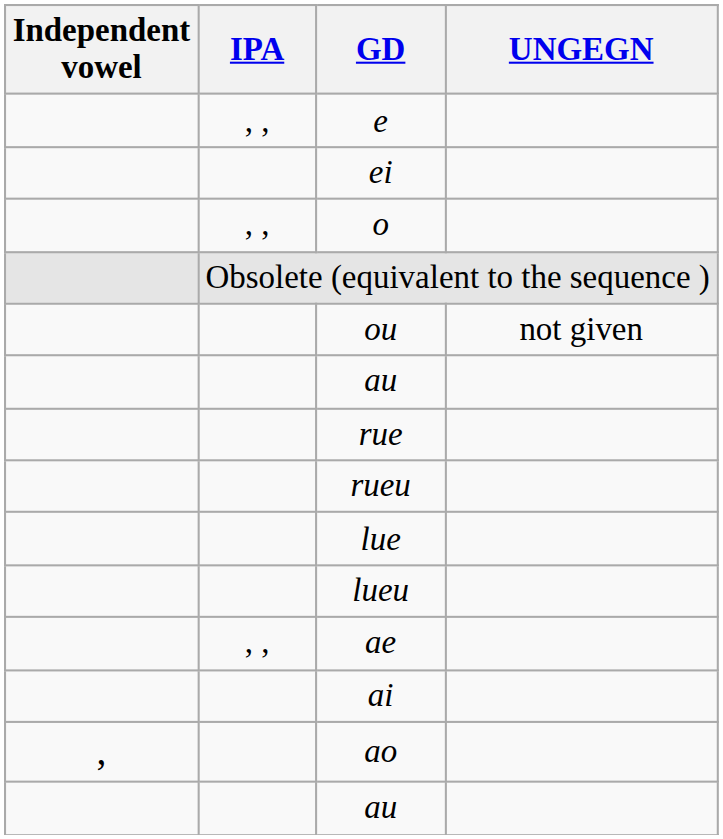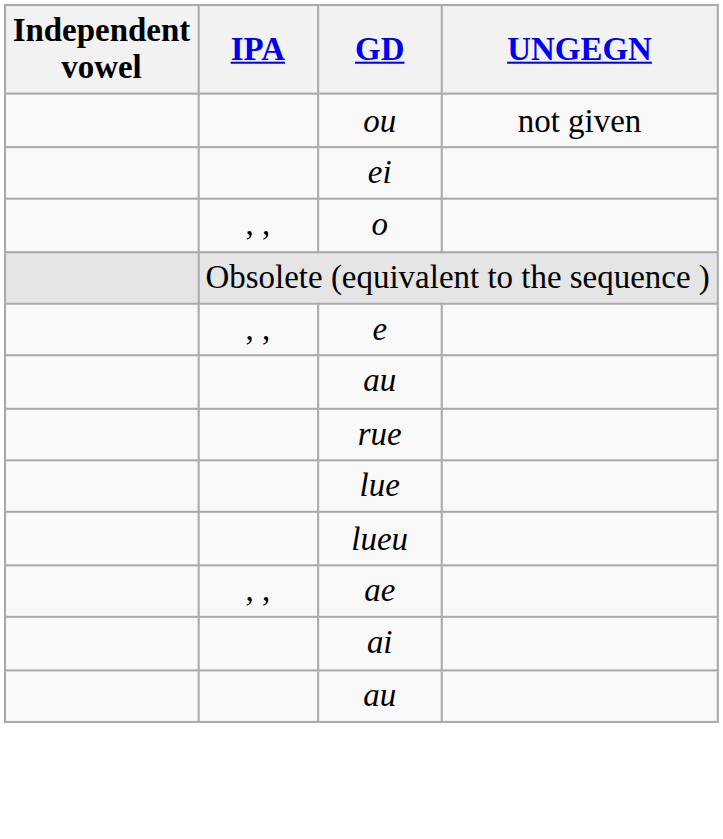rows swapped: (257, 119) <-> (257, 330)
- row: (257, 486)
- row: (257, 752)
